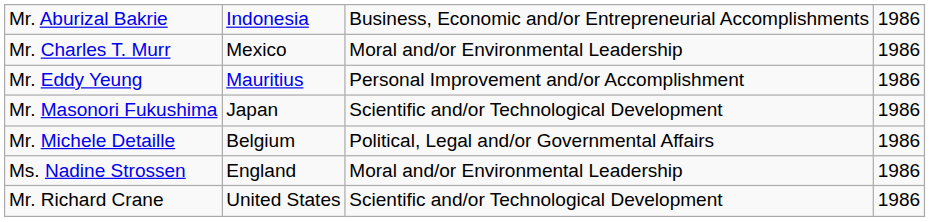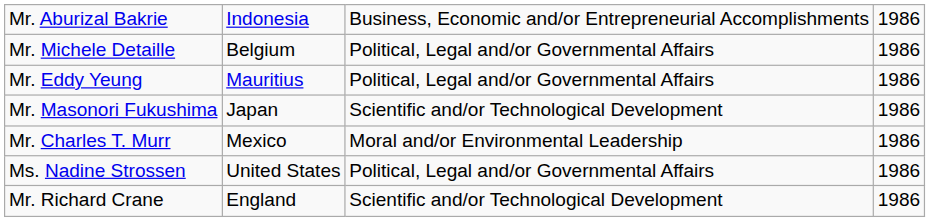rows swapped: (90, 49) <-> (92, 140)
(547, 79) Personal Improvement and/or Accomplishment -> (532, 79) Political, Legal and/or Governmental Affairs
(261, 170) England -> (283, 170) United States
(516, 170) Moral and/or Environmental Leadership -> (532, 170) Political, Legal and/or Governmental Affairs
(283, 200) United States -> (261, 200) England
